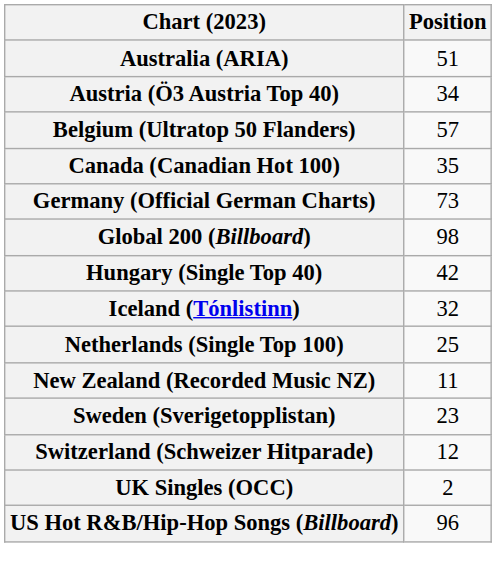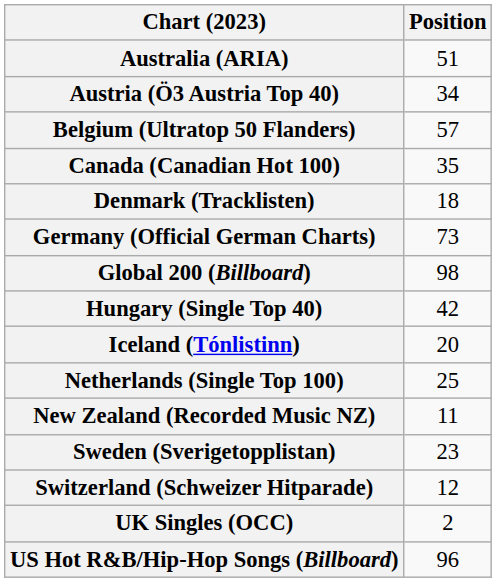+ row: (204, 201)
(448, 308) 32 -> (448, 344) 20
